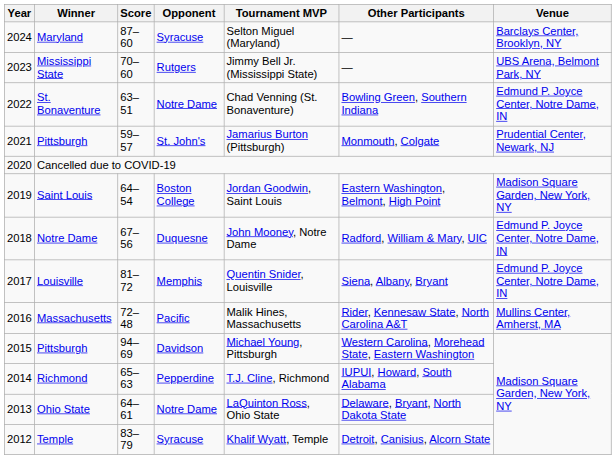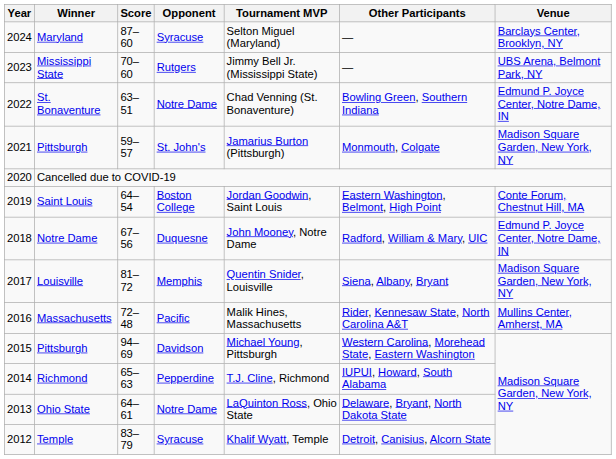(541, 141) Prudential Center, Newark, NJ -> (545, 147) Madison Square Garden, New York, NY
(543, 195) Madison Square Garden, New York, NY -> (541, 201) Conte Forum, Chestnut Hill, MA
(548, 281) Edmund P. Joyce Center, Notre Dame, IN -> (545, 281) Madison Square Garden, New York, NY
